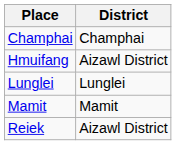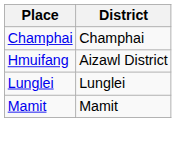- row: (26, 128)
